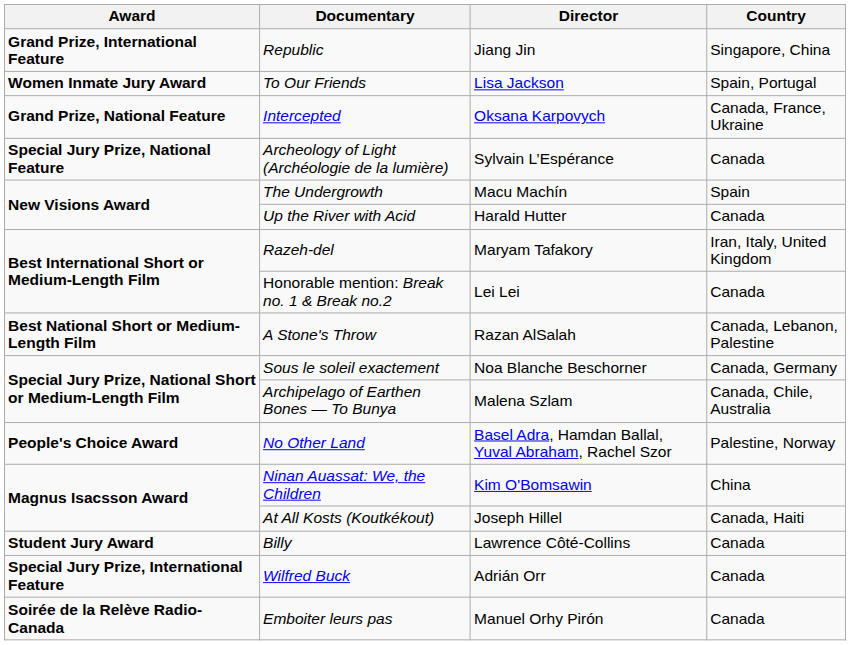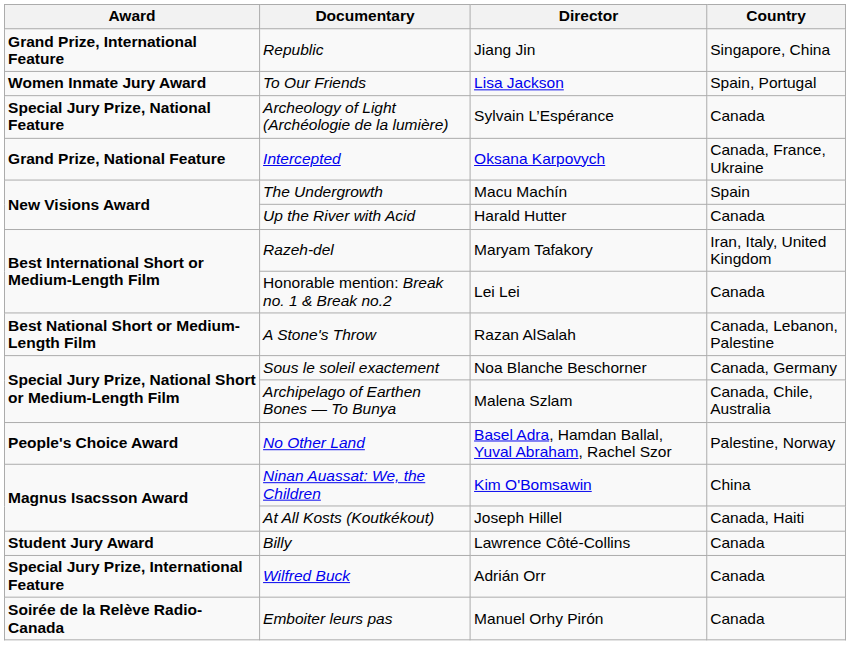rows swapped: (302, 116) <-> (356, 158)
